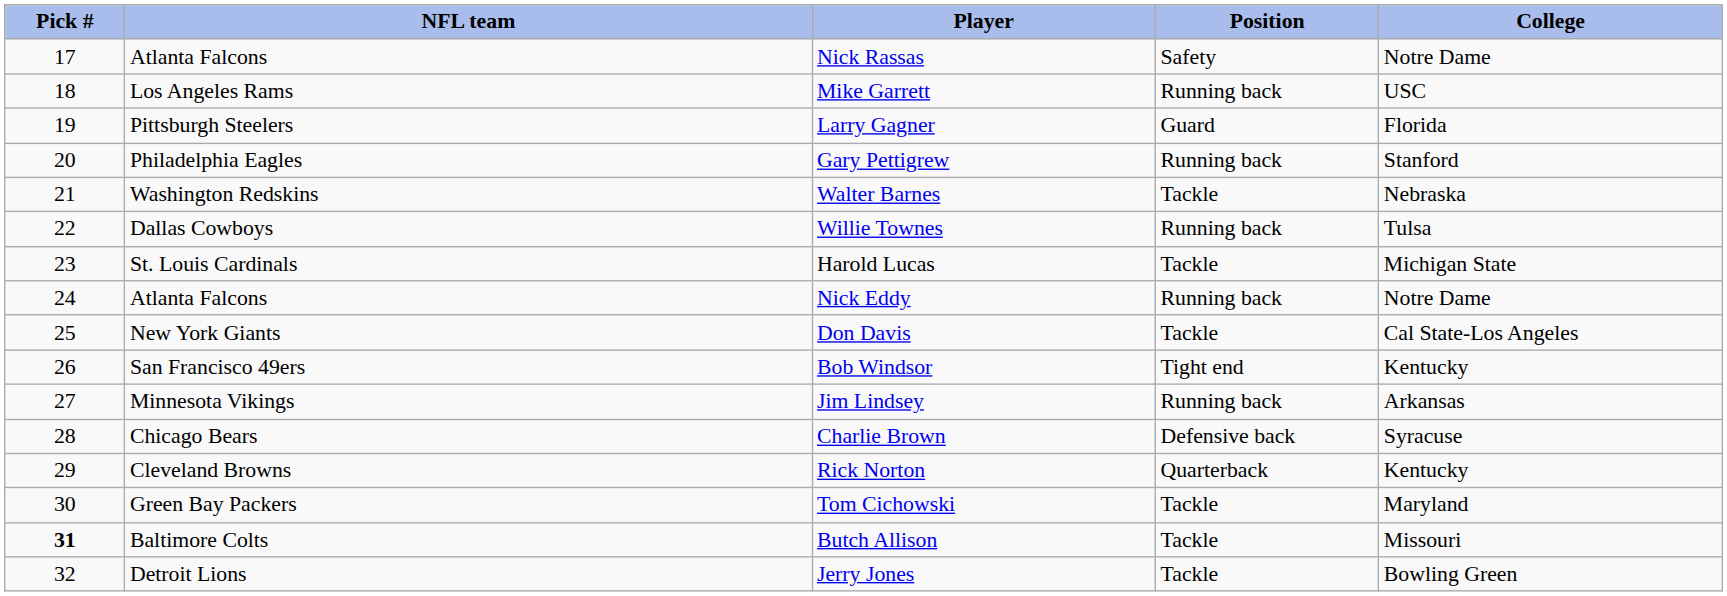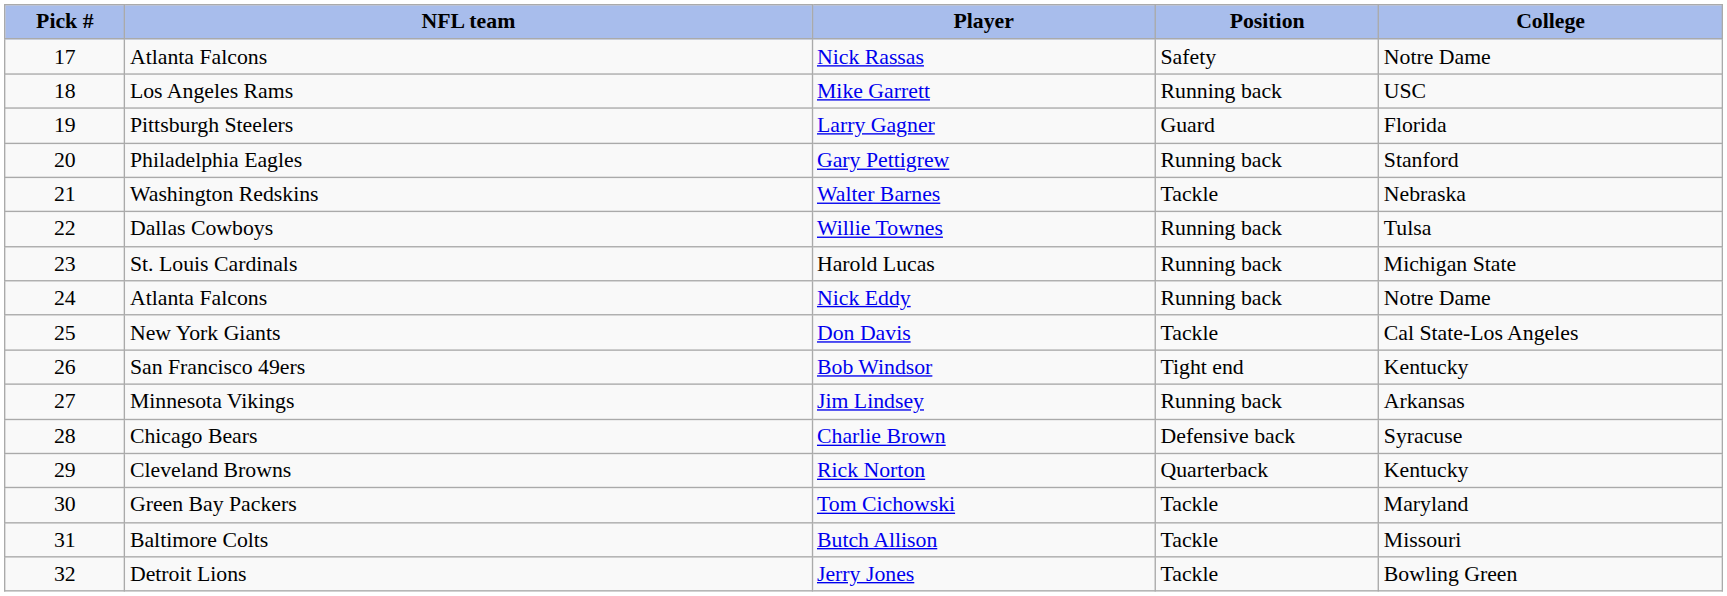(1189, 263) Tackle -> (1221, 263) Running back
(65, 539) bold -> (65, 539) normal
